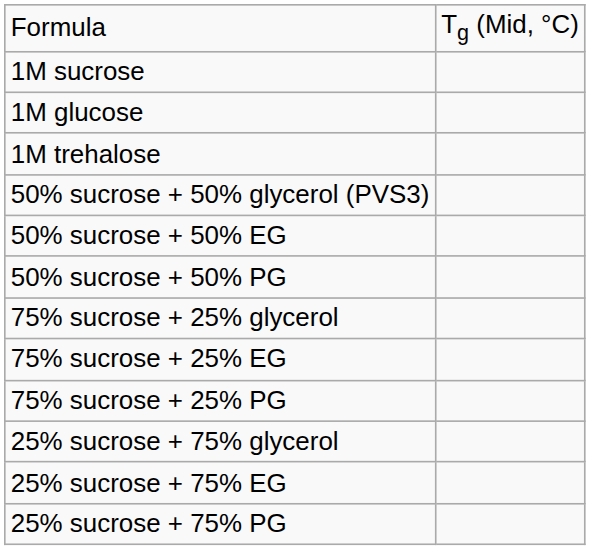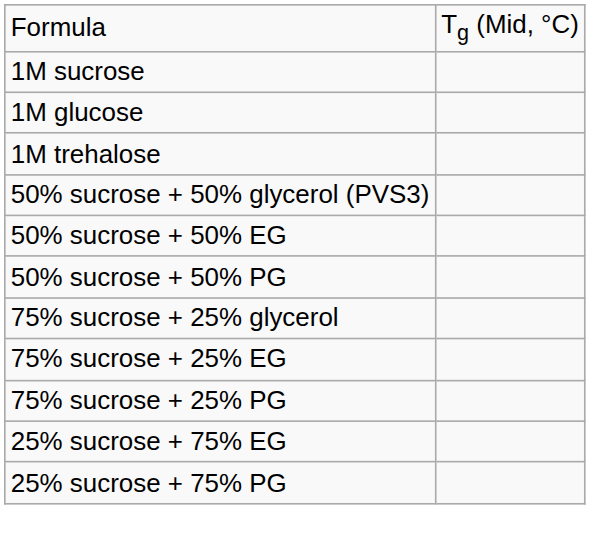- row: (175, 441)
